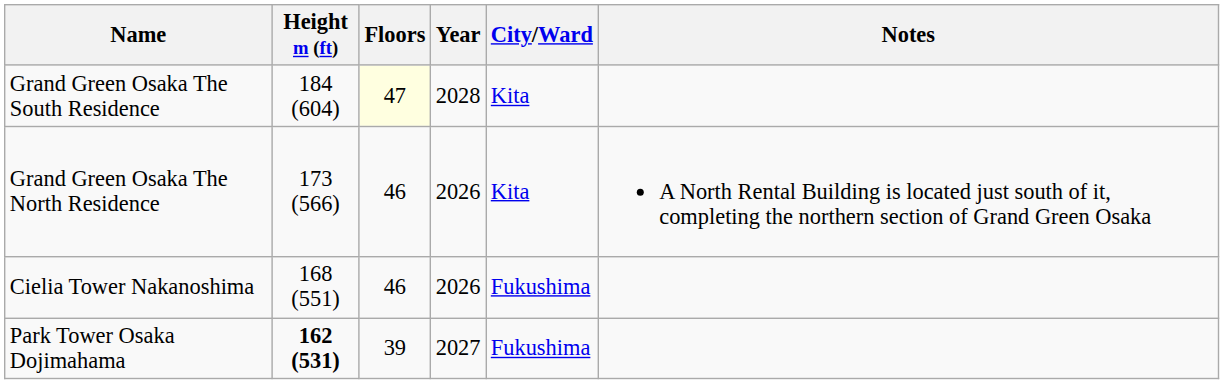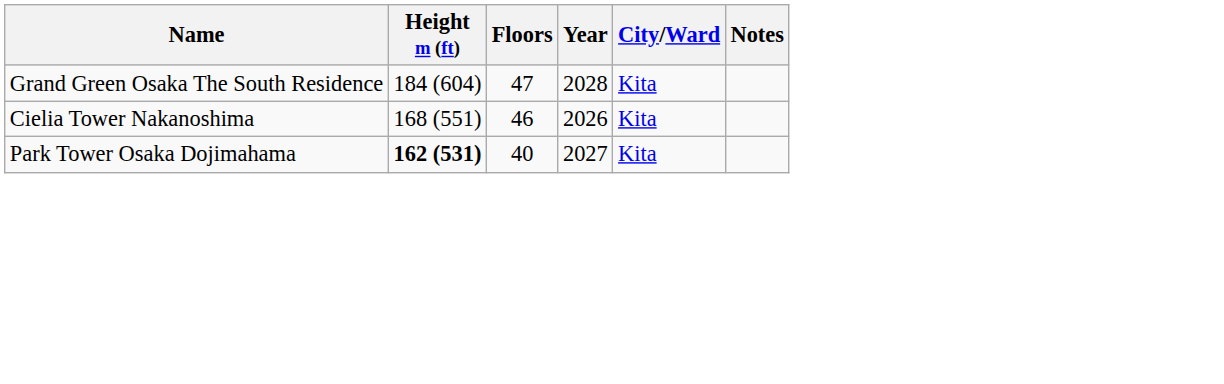(395, 95) lightyellow background -> (522, 82) no background
- row: (119, 191)
(541, 287) Fukushima -> (637, 118) Kita
(395, 347) 39 -> (522, 154) 40
(541, 347) Fukushima -> (637, 154) Kita
